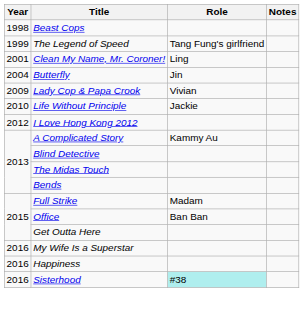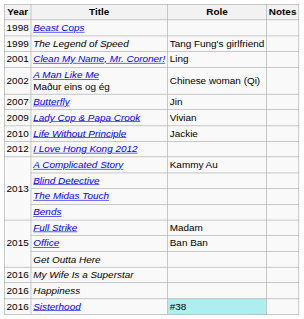+ row: (72, 80)
(18, 75) 2004 -> (18, 102) 2007
